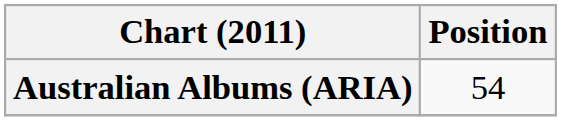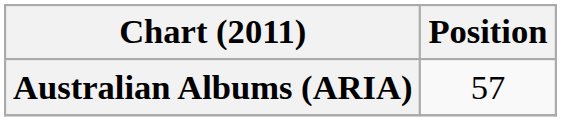(488, 86) 54 -> (488, 86) 57
